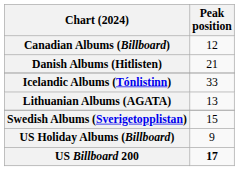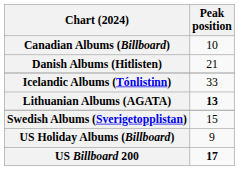(212, 45) 12 -> (212, 45) 10
(212, 100) normal -> (212, 100) bold
